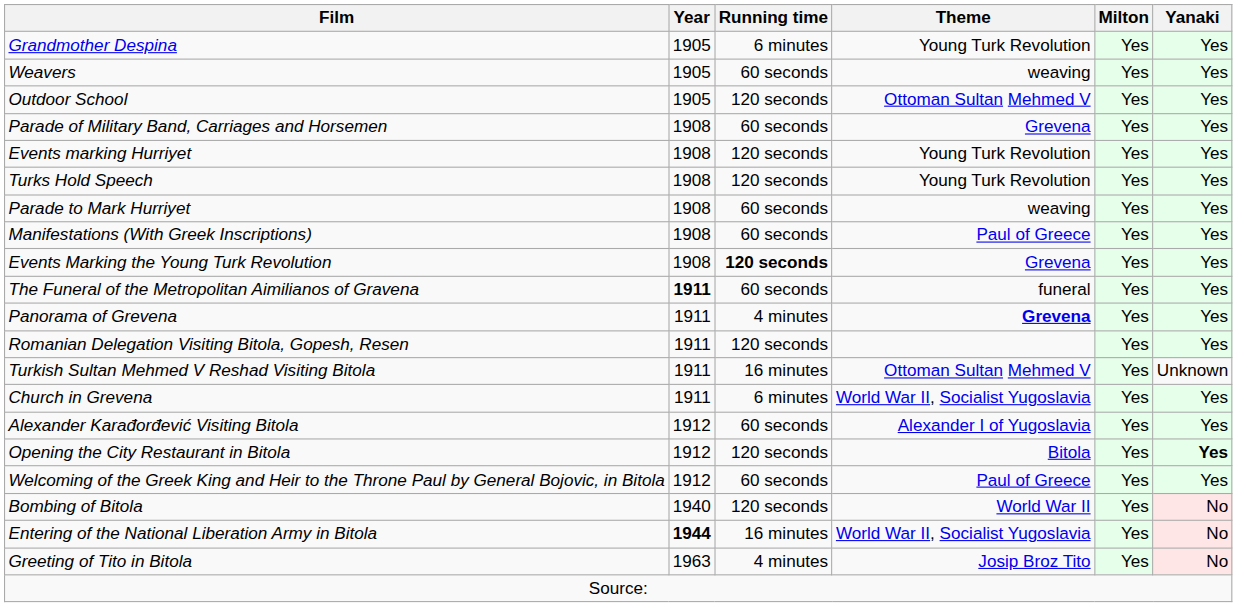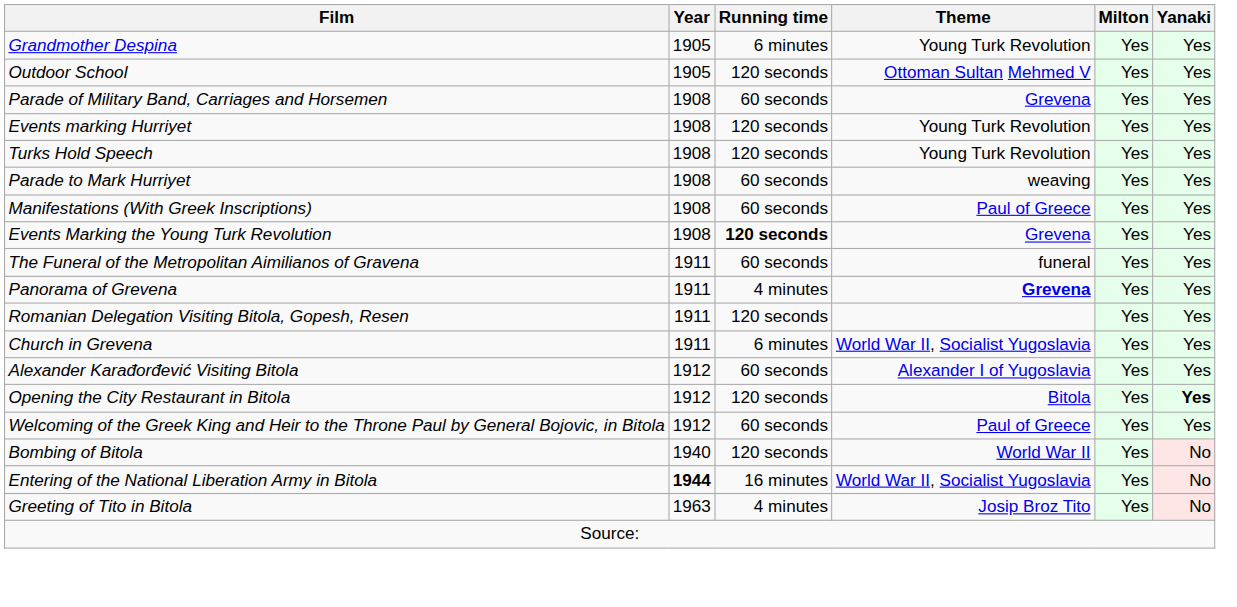- row: (42, 72)
(692, 289) bold -> (692, 262) normal
- row: (192, 371)
